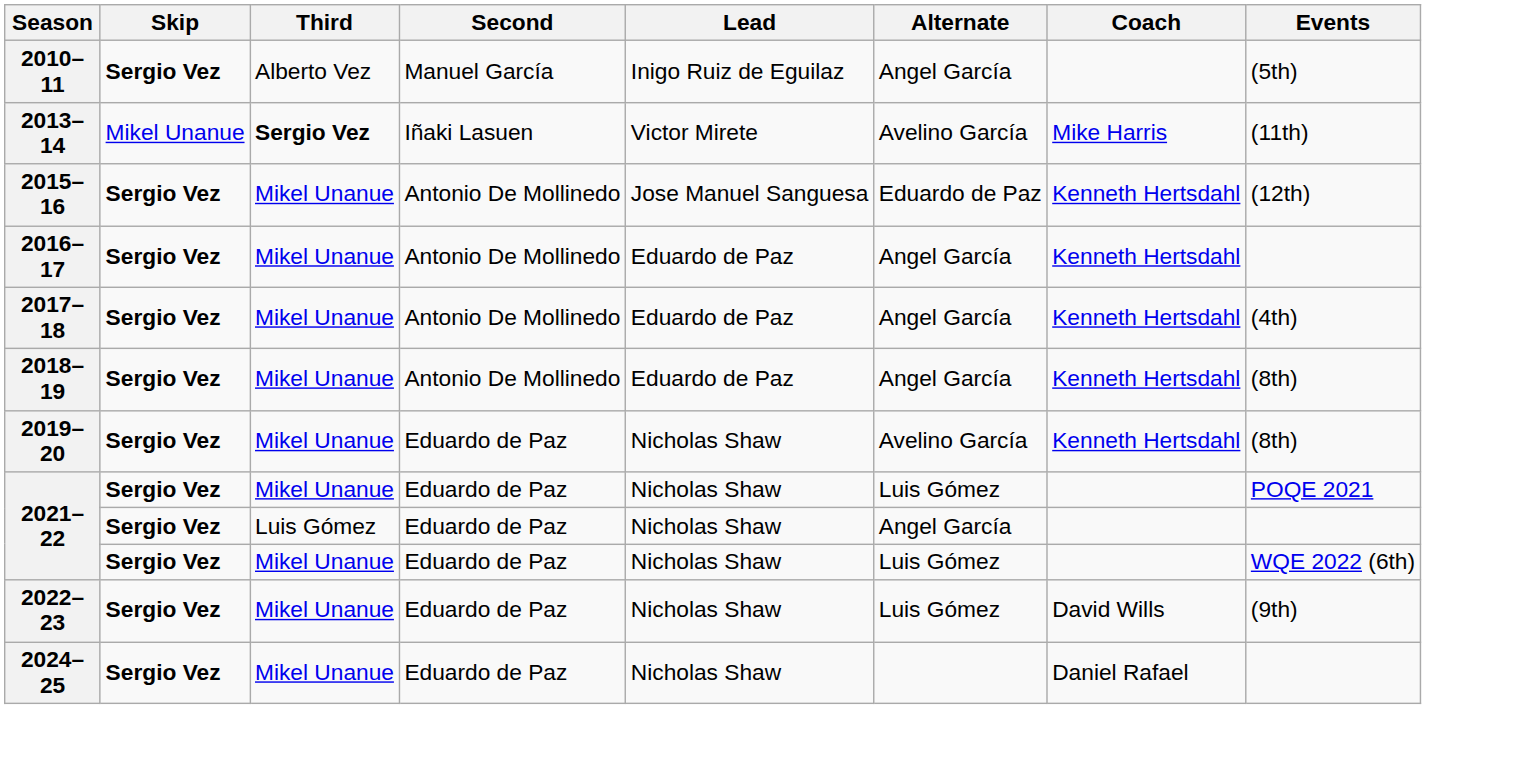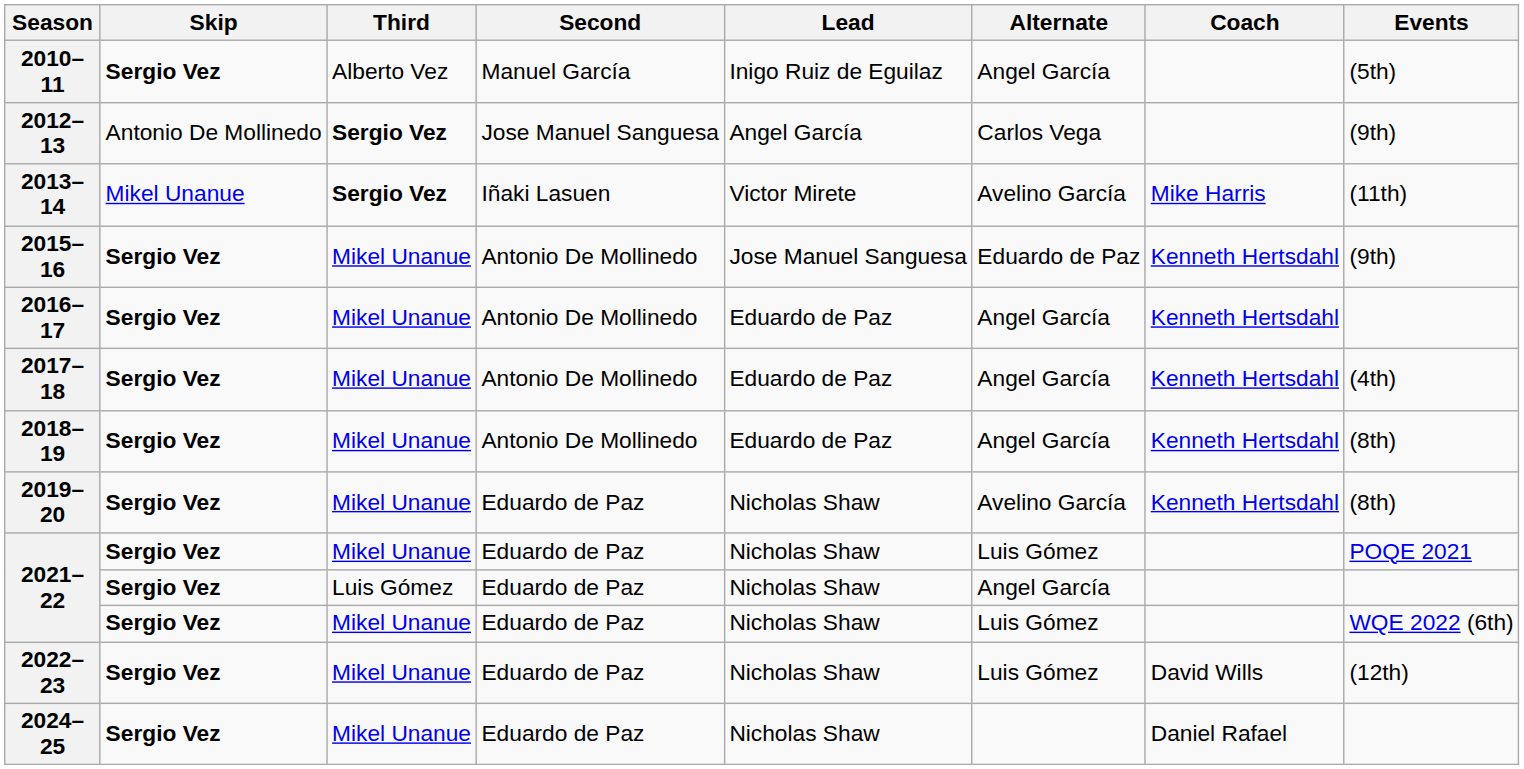+ row: (53, 132)
(1281, 194) (12th) -> (1373, 256) (9th)
(1274, 610) (9th) -> (1379, 672) (12th)
